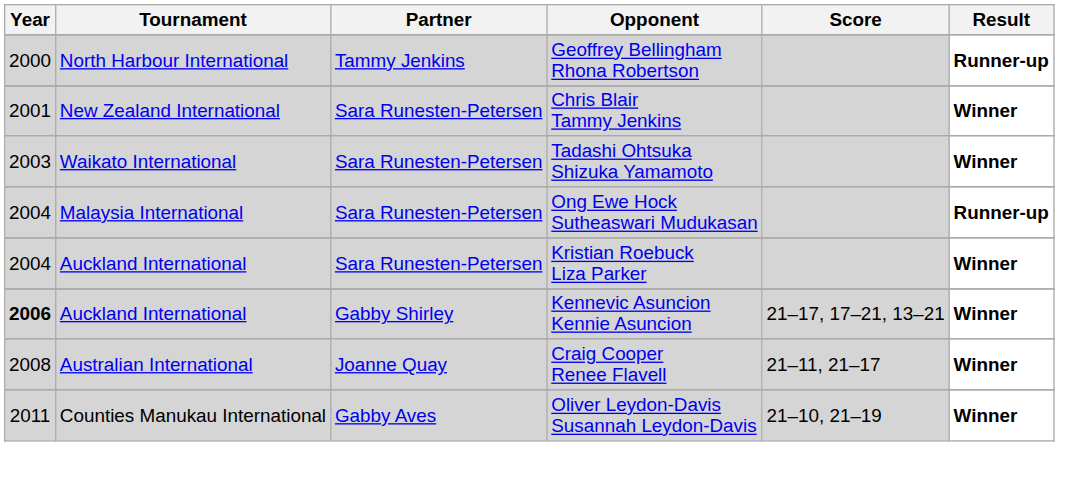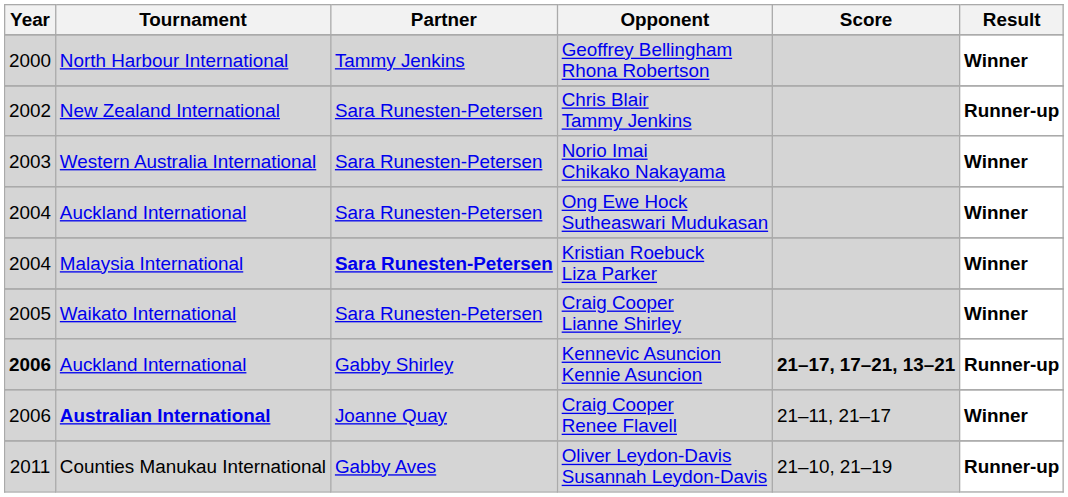(1001, 60) Runner-up -> (996, 60) Winner
(30, 111) 2001 -> (30, 111) 2002
(985, 111) Winner -> (1012, 111) Runner-up
- row: (632, 162)
+ row: (643, 162)
(152, 213) Malaysia International -> (153, 213) Auckland International
(1001, 213) Runner-up -> (996, 213) Winner
(153, 263) Auckland International -> (152, 263) Malaysia International
(439, 263) normal -> (444, 263) bold
+ row: (621, 314)
(856, 314) normal -> (866, 365) bold
(985, 314) Winner -> (1012, 365) Runner-up
(30, 365) 2008 -> (30, 416) 2006
(156, 365) normal -> (165, 416) bold
(985, 416) Winner -> (1012, 466) Runner-up
